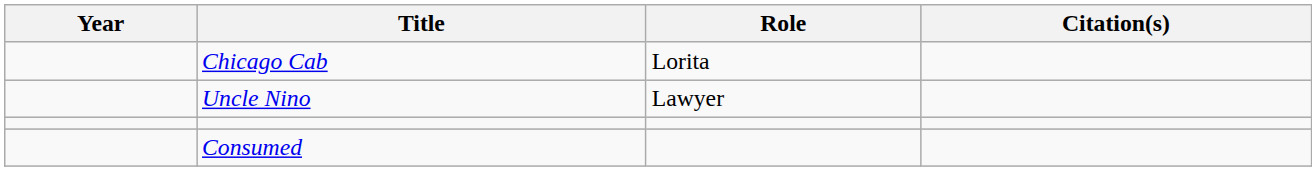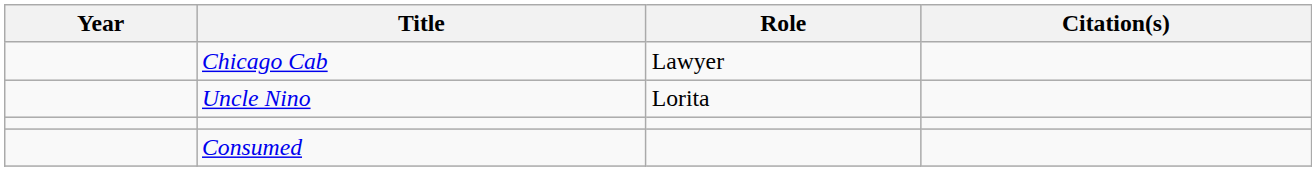(681, 60) Lorita -> (688, 60) Lawyer
(688, 98) Lawyer -> (681, 98) Lorita
